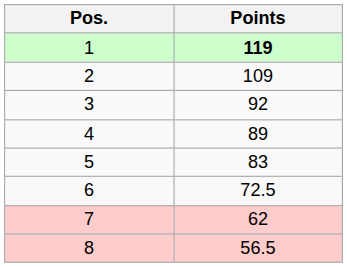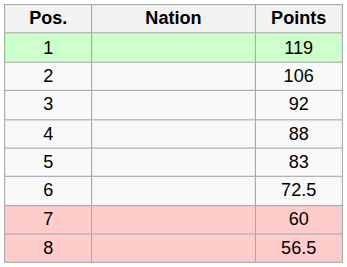+ column: (174, 18)
(258, 47) bold -> (299, 47) normal
(258, 76) 109 -> (299, 76) 106
(258, 133) 89 -> (299, 133) 88
(258, 219) 62 -> (299, 219) 60
